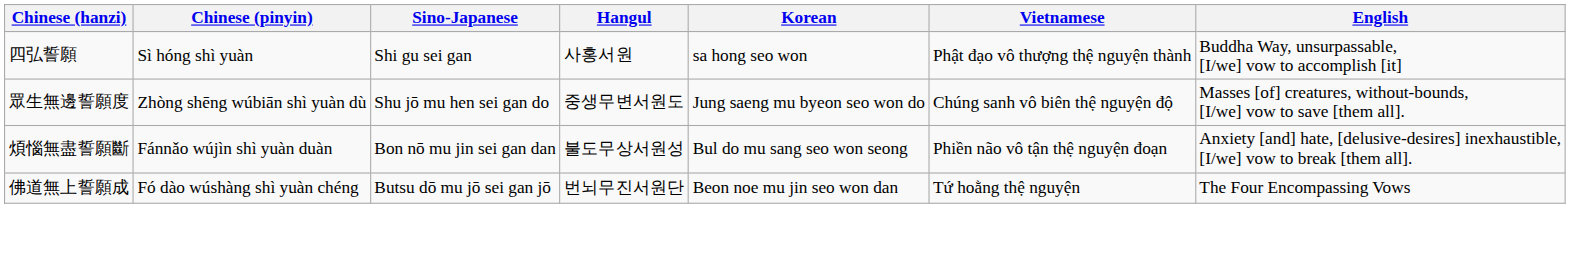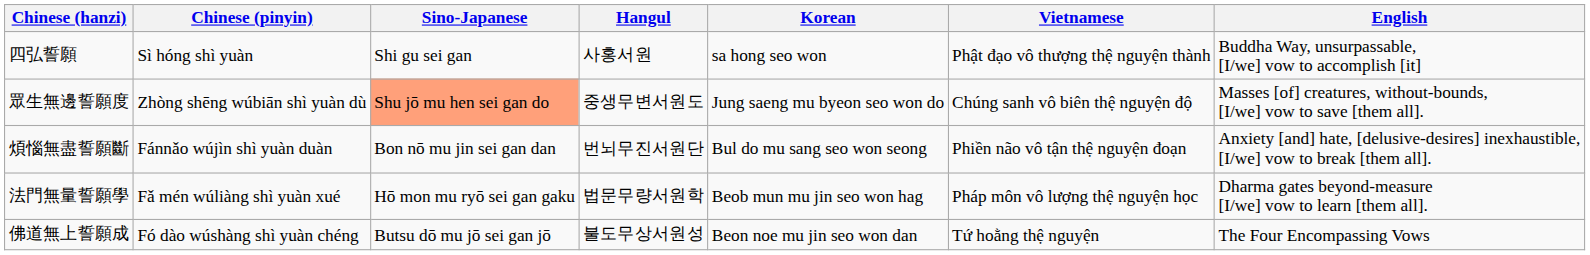(462, 102) no background -> (462, 102) lightsalmon background
(624, 148) 불도무상서원성 -> (643, 148) 번뇌무진서원단
+ row: (69, 195)
(624, 187) 번뇌무진서원단 -> (643, 234) 불도무상서원성
